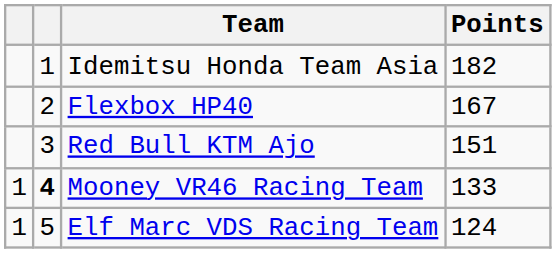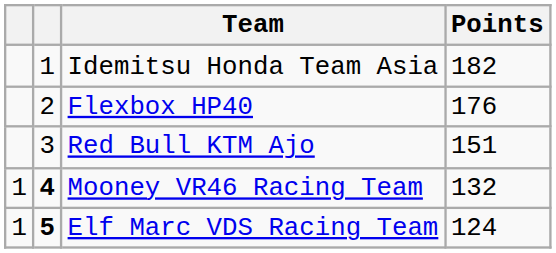(474, 107) 167 -> (474, 107) 176
(474, 188) 133 -> (474, 188) 132
(47, 228) normal -> (47, 228) bold
